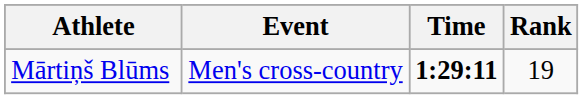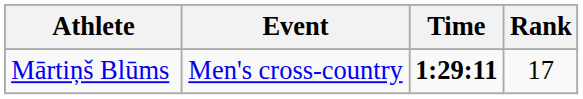(541, 70) 19 -> (541, 70) 17
